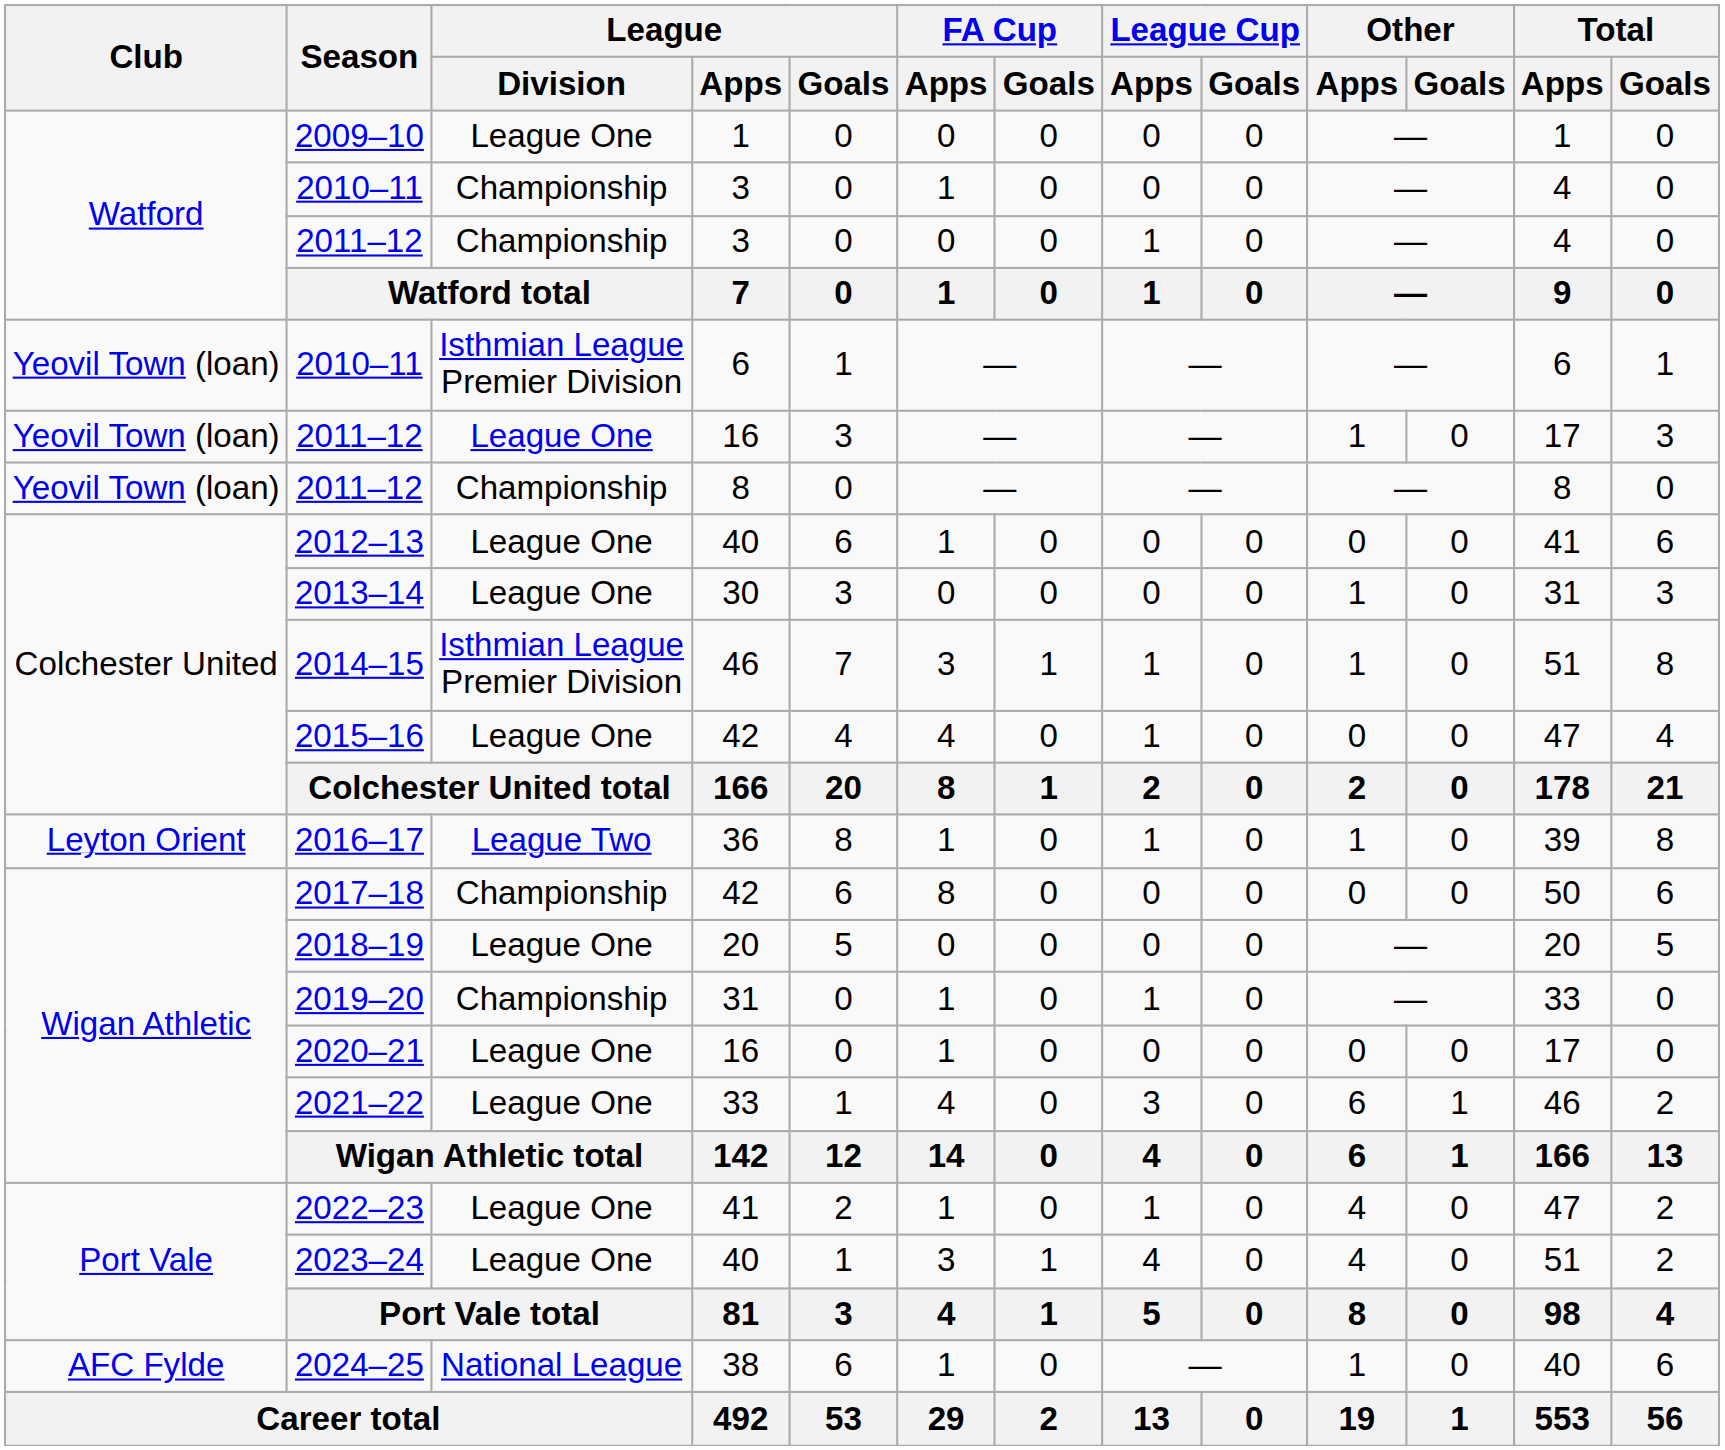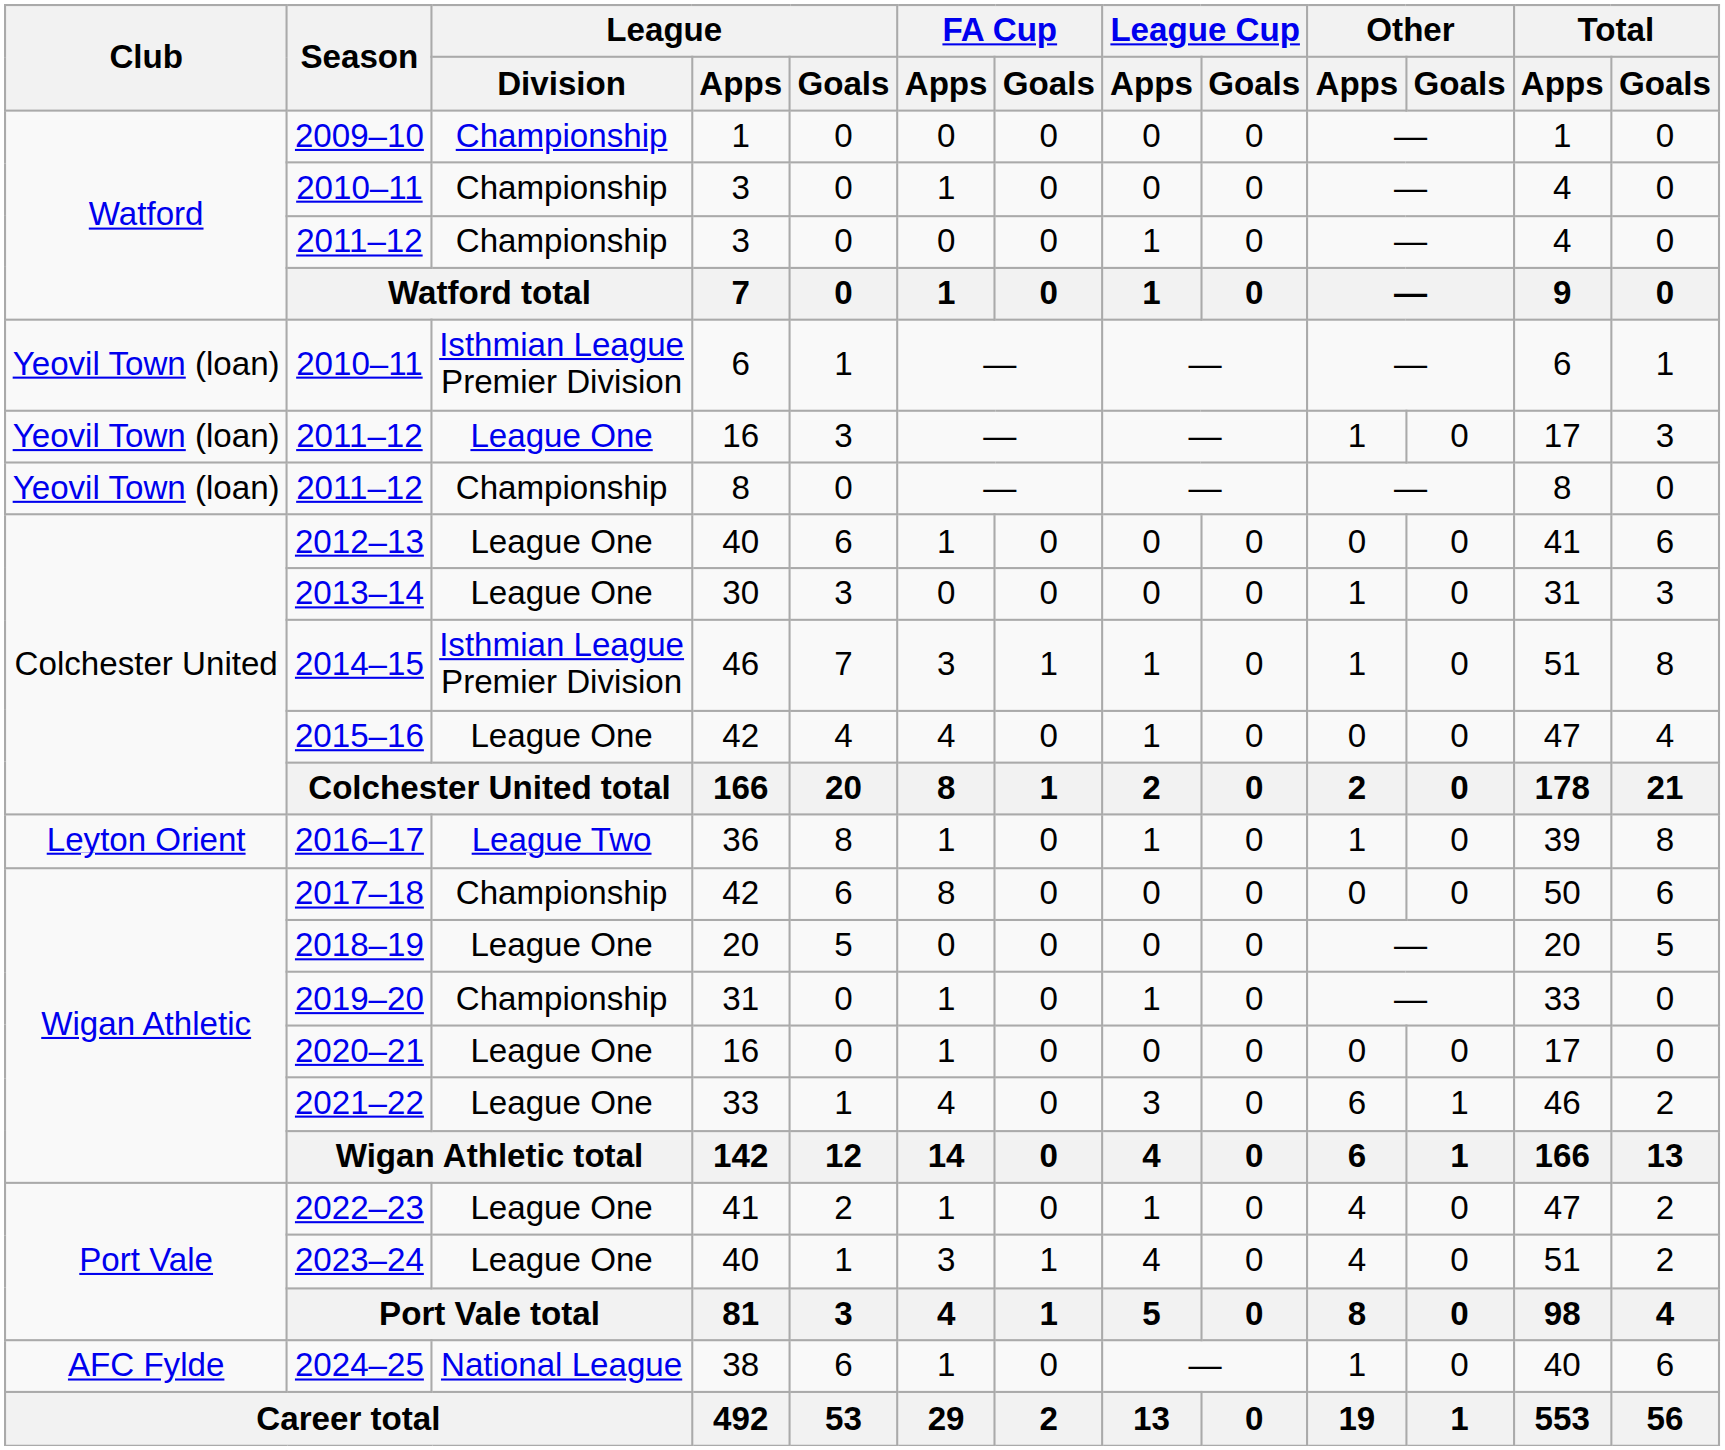(562, 135) League One -> (562, 135) Championship
